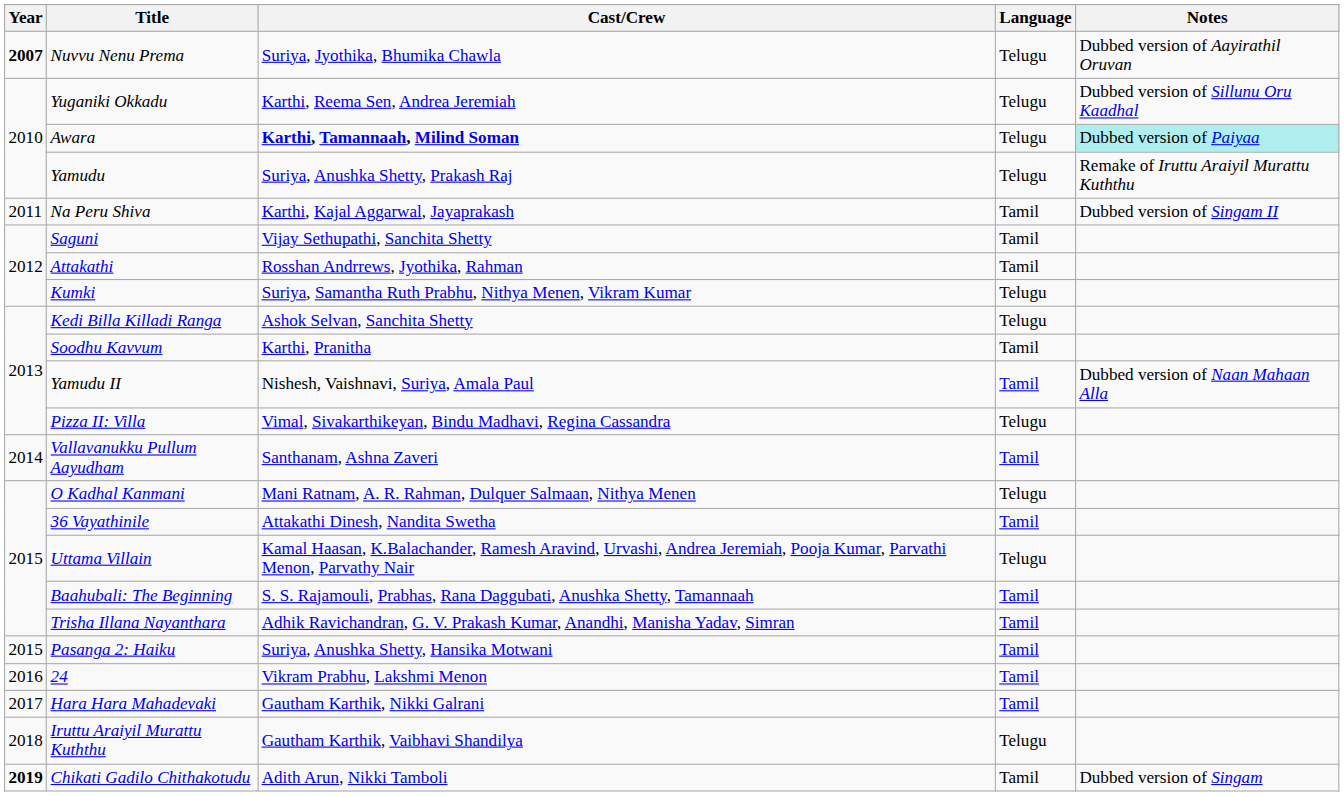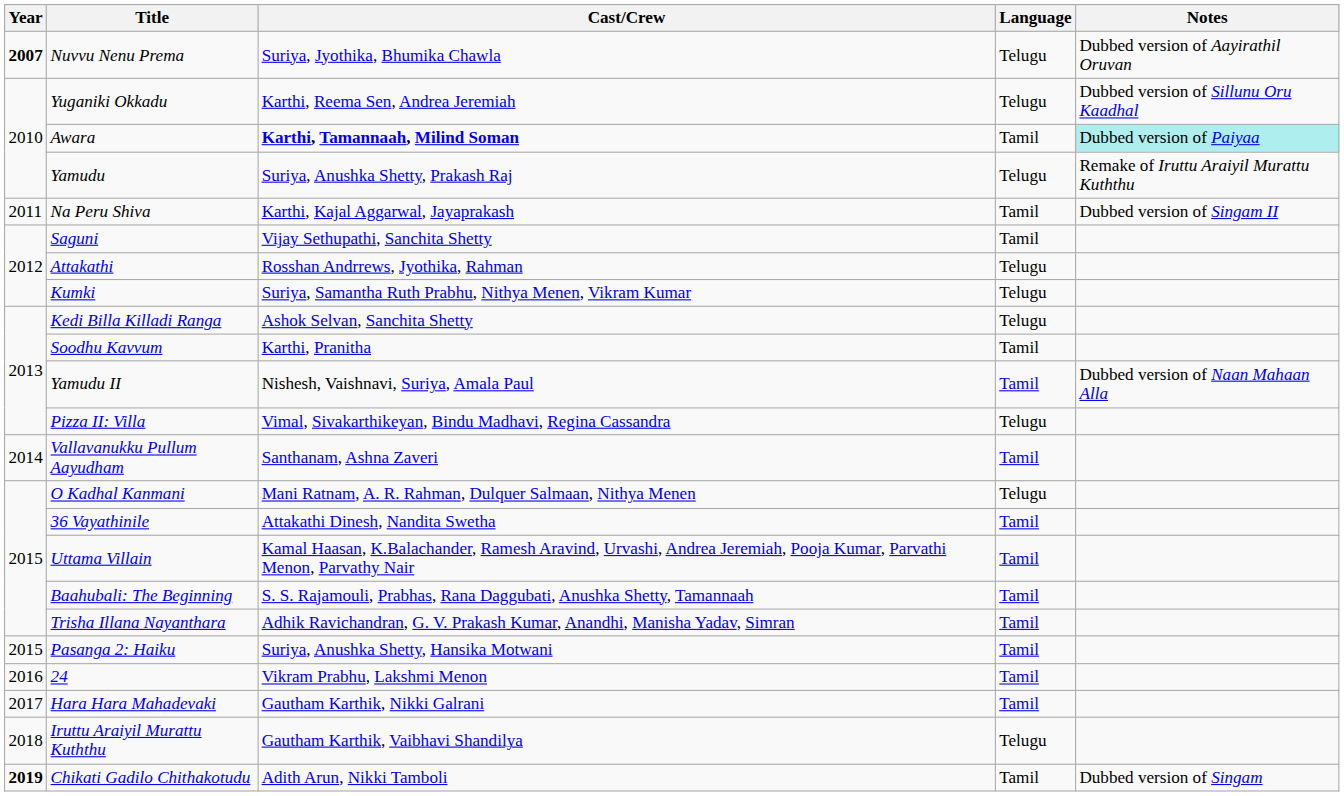(1023, 138) Telugu -> (1019, 138) Tamil
(1019, 265) Tamil -> (1023, 265) Telugu
(1023, 558) Telugu -> (1019, 558) Tamil
